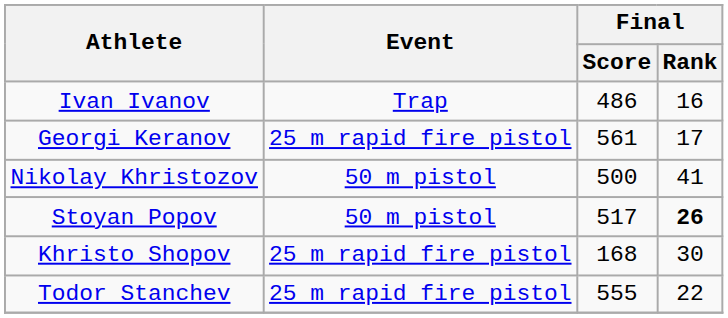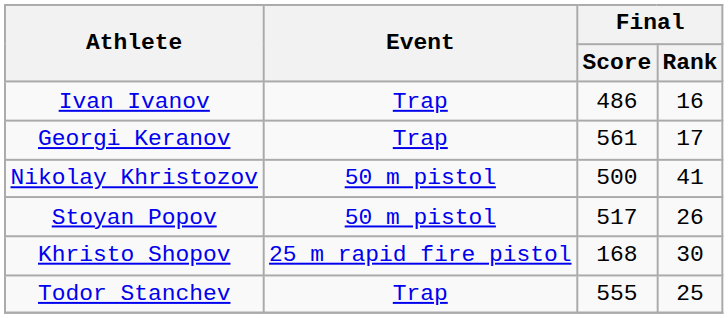(420, 140) 25 m rapid fire pistol -> (420, 140) Trap
(690, 217) bold -> (690, 217) normal
(420, 294) 25 m rapid fire pistol -> (420, 294) Trap
(690, 294) 22 -> (690, 294) 25
